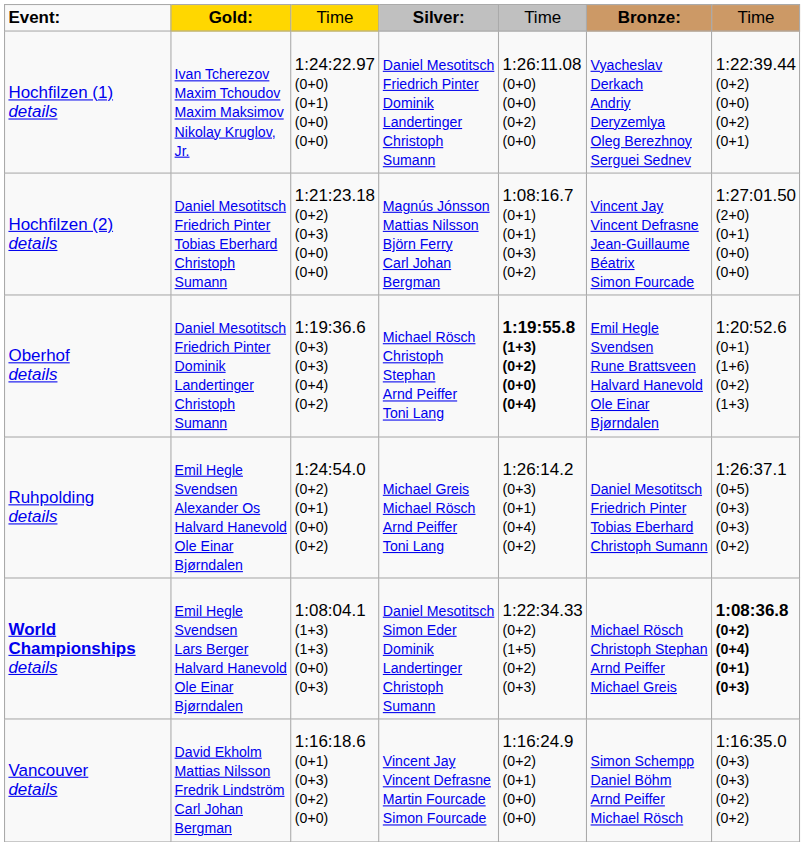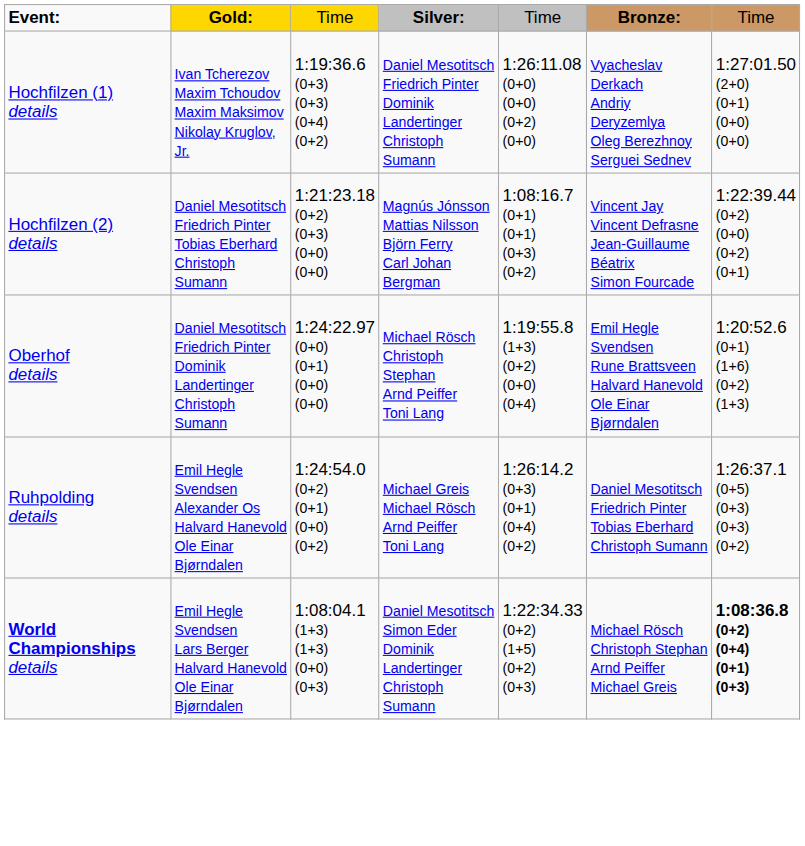(335, 102) 1:24:22.97 (0+0) (0+1) (0+0) (0+0) -> (330, 102) 1:19:36.6 (0+3) (0+3) (0+4) (0+2)
(756, 102) 1:22:39.44 (0+2) (0+0) (0+2) (0+1) -> (756, 102) 1:27:01.50 (2+0) (0+1) (0+0) (0+0)
(756, 233) 1:27:01.50 (2+0) (0+1) (0+0) (0+0) -> (756, 233) 1:22:39.44 (0+2) (0+0) (0+2) (0+1)
(330, 365) 1:19:36.6 (0+3) (0+3) (0+4) (0+2) -> (335, 365) 1:24:22.97 (0+0) (0+1) (0+0) (0+0)
(539, 365) bold -> (538, 365) normal
- row: (48, 780)
